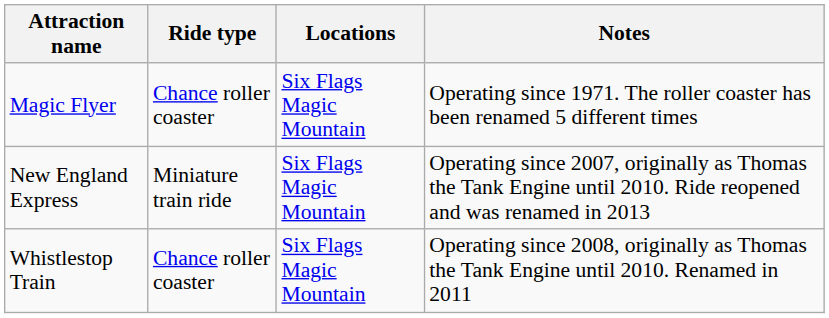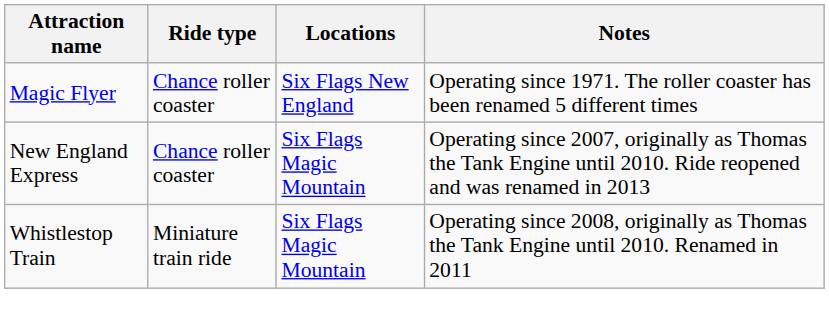(323, 104) Six Flags Magic Mountain -> (345, 92) Six Flags New England
(196, 187) Miniature train ride -> (211, 163) Chance roller coaster
(211, 270) Chance roller coaster -> (196, 245) Miniature train ride
